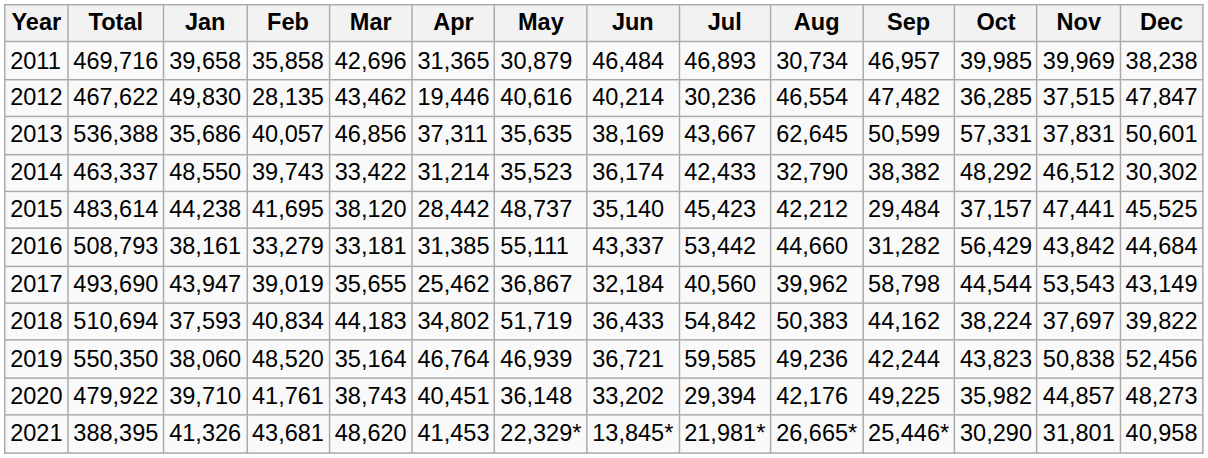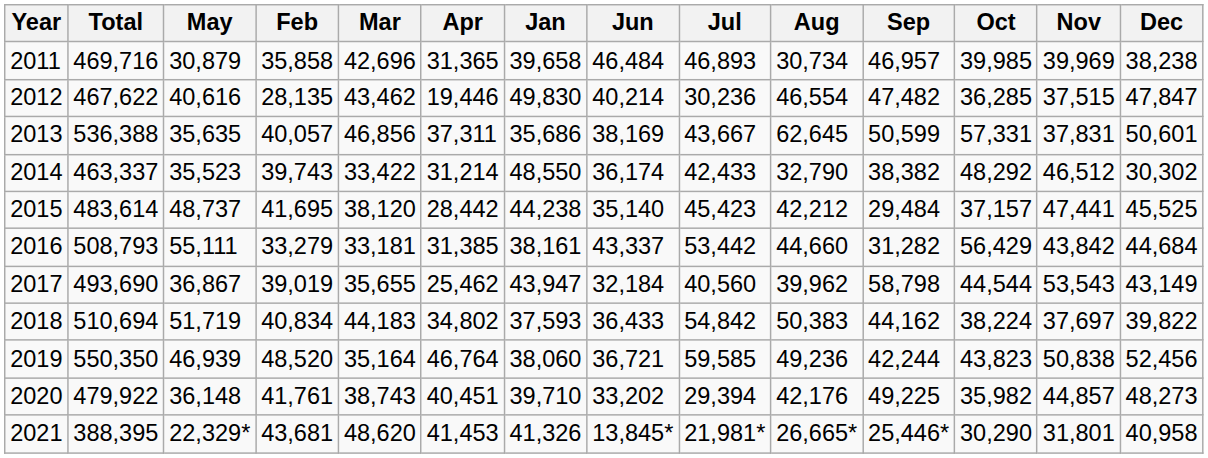columns swapped: (205, 23) <-> (541, 23)
